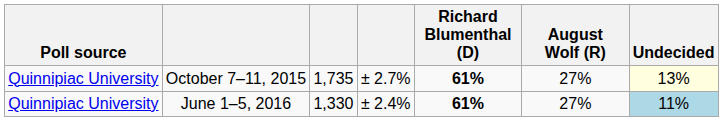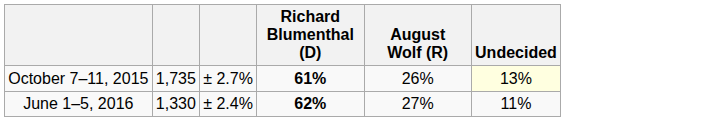- column: (83, 53)
(575, 78) 27% -> (418, 78) 26%
(468, 103) 61% -> (310, 103) 62%
(674, 103) lightblue background -> (516, 103) no background
